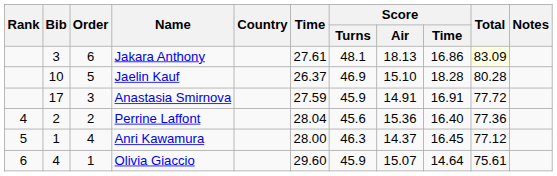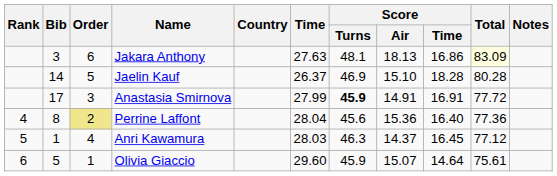(310, 56) 27.61 -> (310, 56) 27.63
(56, 77) 10 -> (56, 77) 14
(310, 98) 27.59 -> (310, 98) 27.99
(353, 98) normal -> (353, 98) bold
(56, 118) 2 -> (56, 118) 8
(91, 118) no background -> (91, 118) khaki background
(310, 139) 28.00 -> (310, 139) 28.03
(56, 160) 4 -> (56, 160) 5
